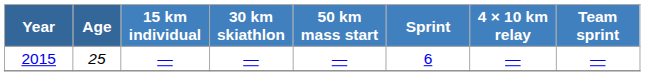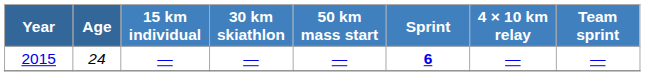(97, 59) 25 -> (97, 59) 24
(428, 59) normal -> (428, 59) bold
